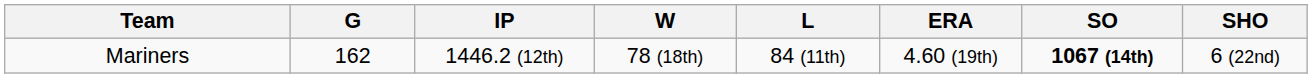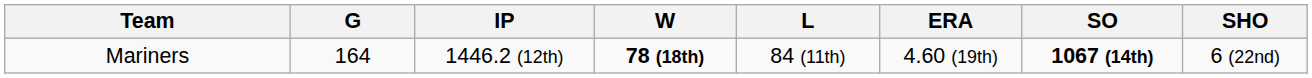(353, 55) 162 -> (353, 55) 164
(665, 55) normal -> (665, 55) bold
